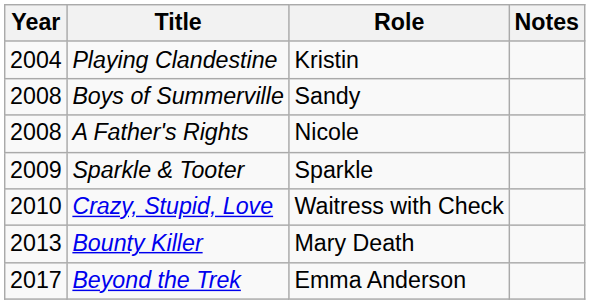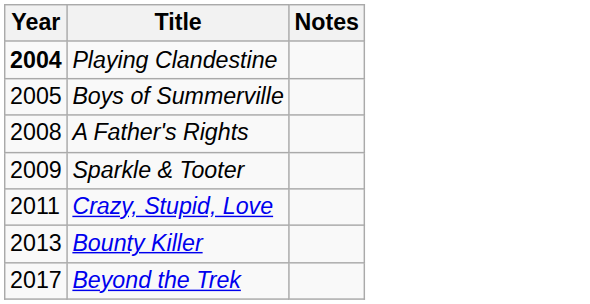- column: (399, 22)
(36, 59) normal -> (36, 59) bold
(36, 96) 2008 -> (36, 96) 2005
(36, 206) 2010 -> (35, 206) 2011
